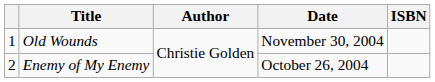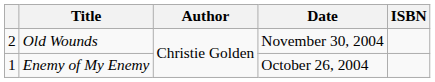(12, 41) 1 -> (12, 41) 2
(12, 65) 2 -> (12, 65) 1
